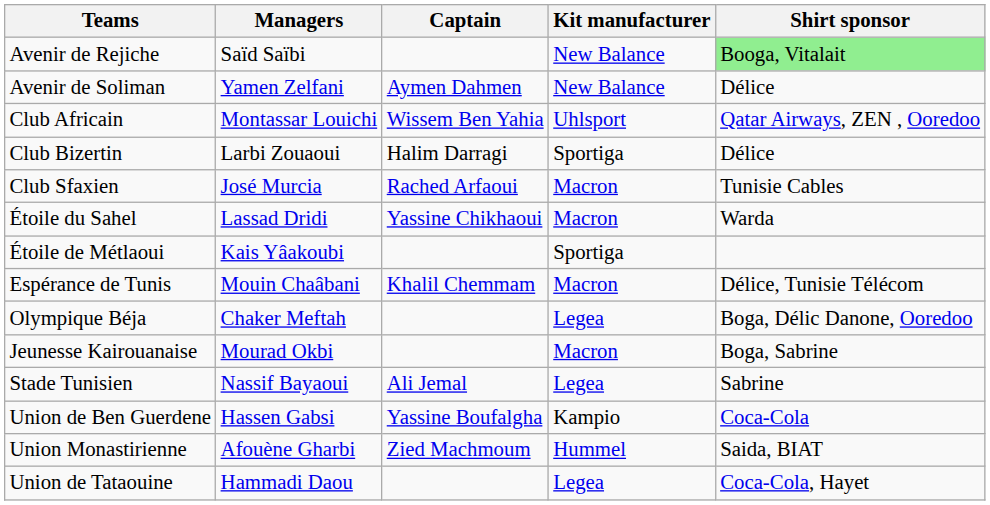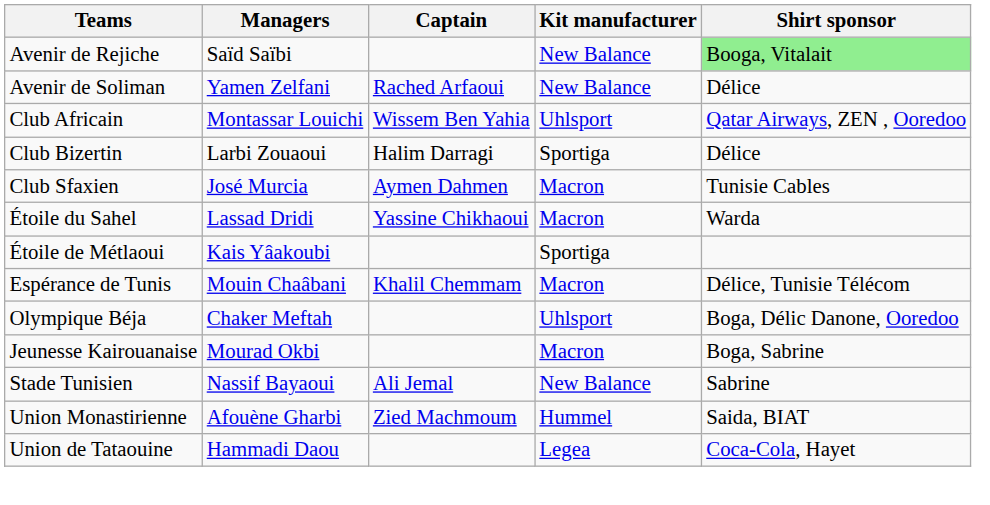(454, 86) Aymen Dahmen -> (438, 86) Rached Arfaoui
(452, 185) Rached Arfaoui -> (440, 185) Aymen Dahmen
(579, 317) Legea -> (576, 317) Uhlsport
(579, 383) Legea -> (595, 383) New Balance
- row: (110, 416)
